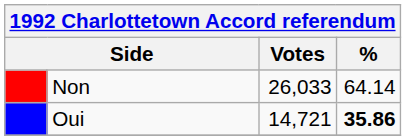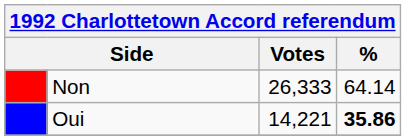(300, 87) 26,033 -> (300, 87) 26,333
(300, 119) 14,721 -> (300, 119) 14,221
